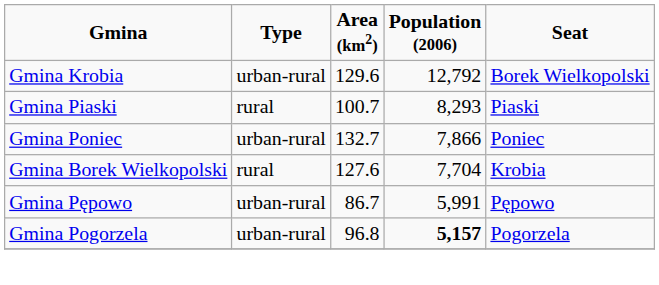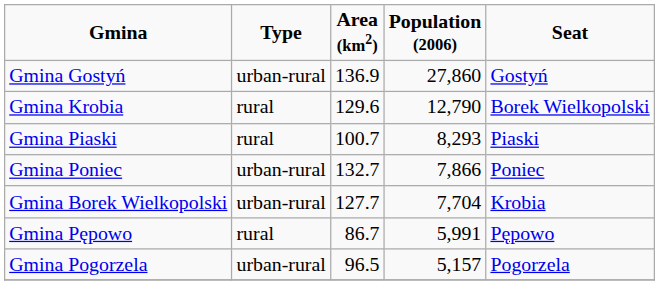+ row: (67, 75)
(281, 75) urban-rural -> (255, 107) rural
(454, 75) 12,792 -> (454, 107) 12,790
(255, 170) rural -> (281, 201) urban-rural
(357, 170) 127.6 -> (357, 201) 127.7
(281, 201) urban-rural -> (255, 233) rural
(362, 233) 96.8 -> (362, 264) 96.5
(459, 233) bold -> (459, 264) normal
